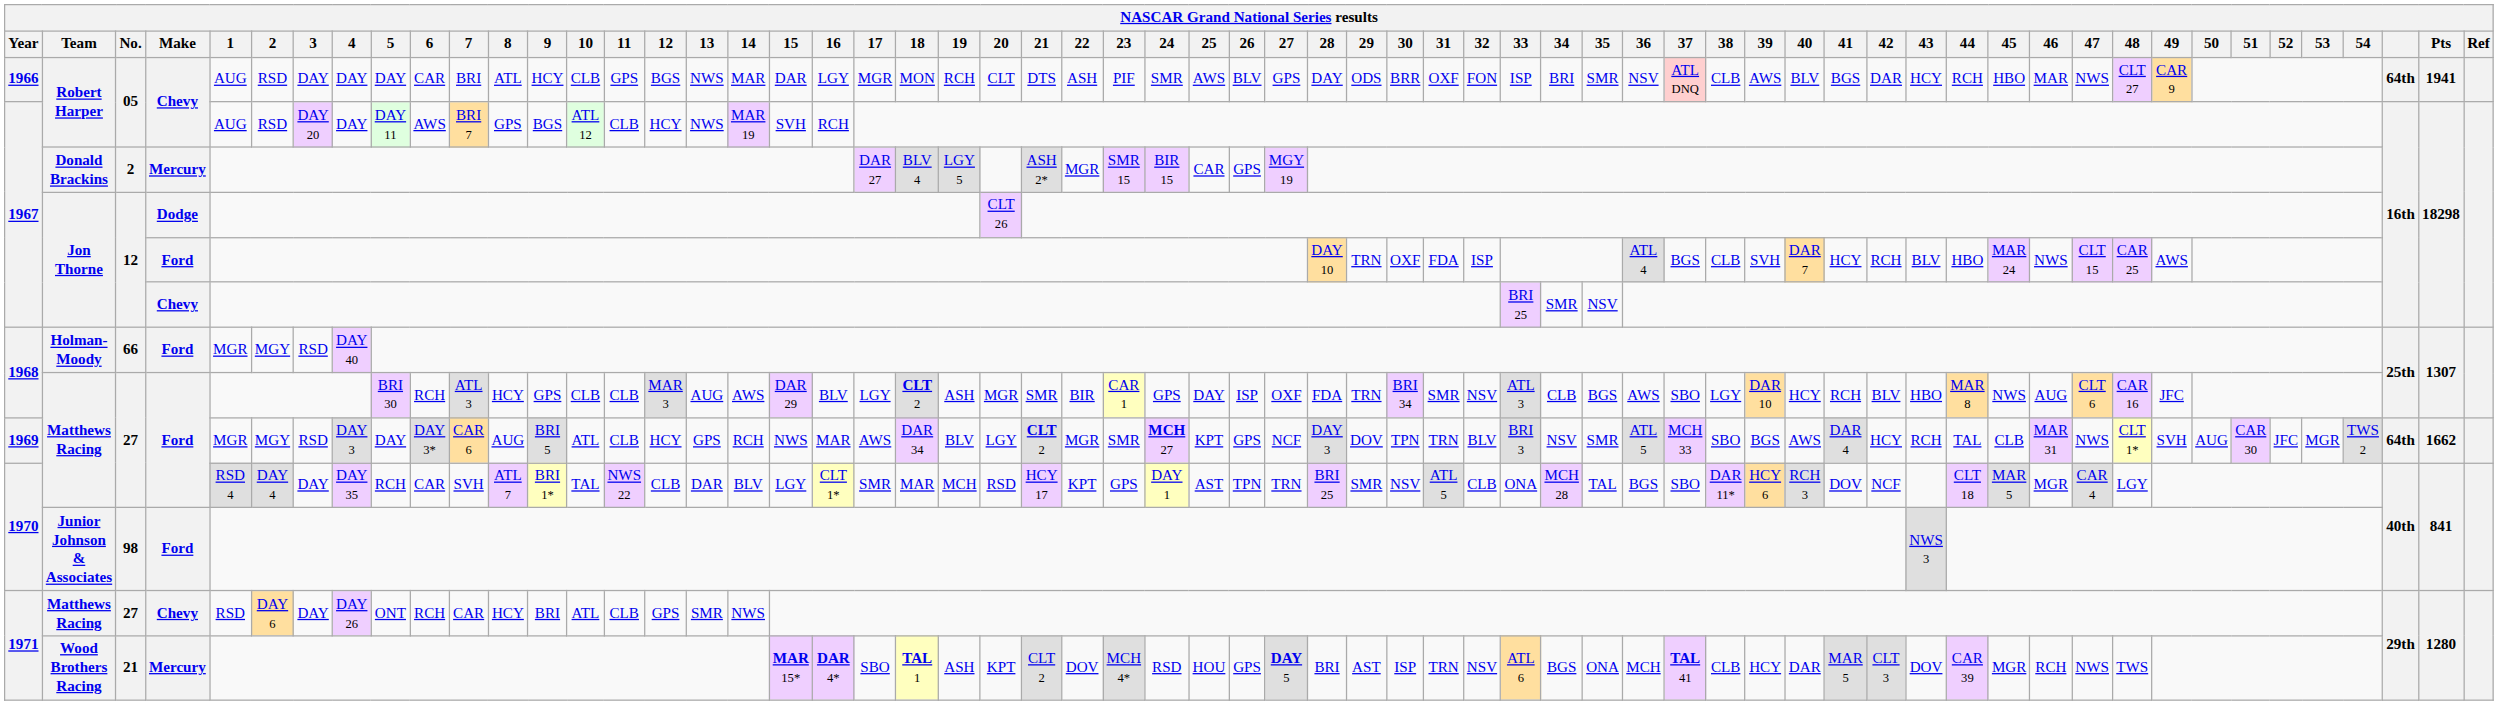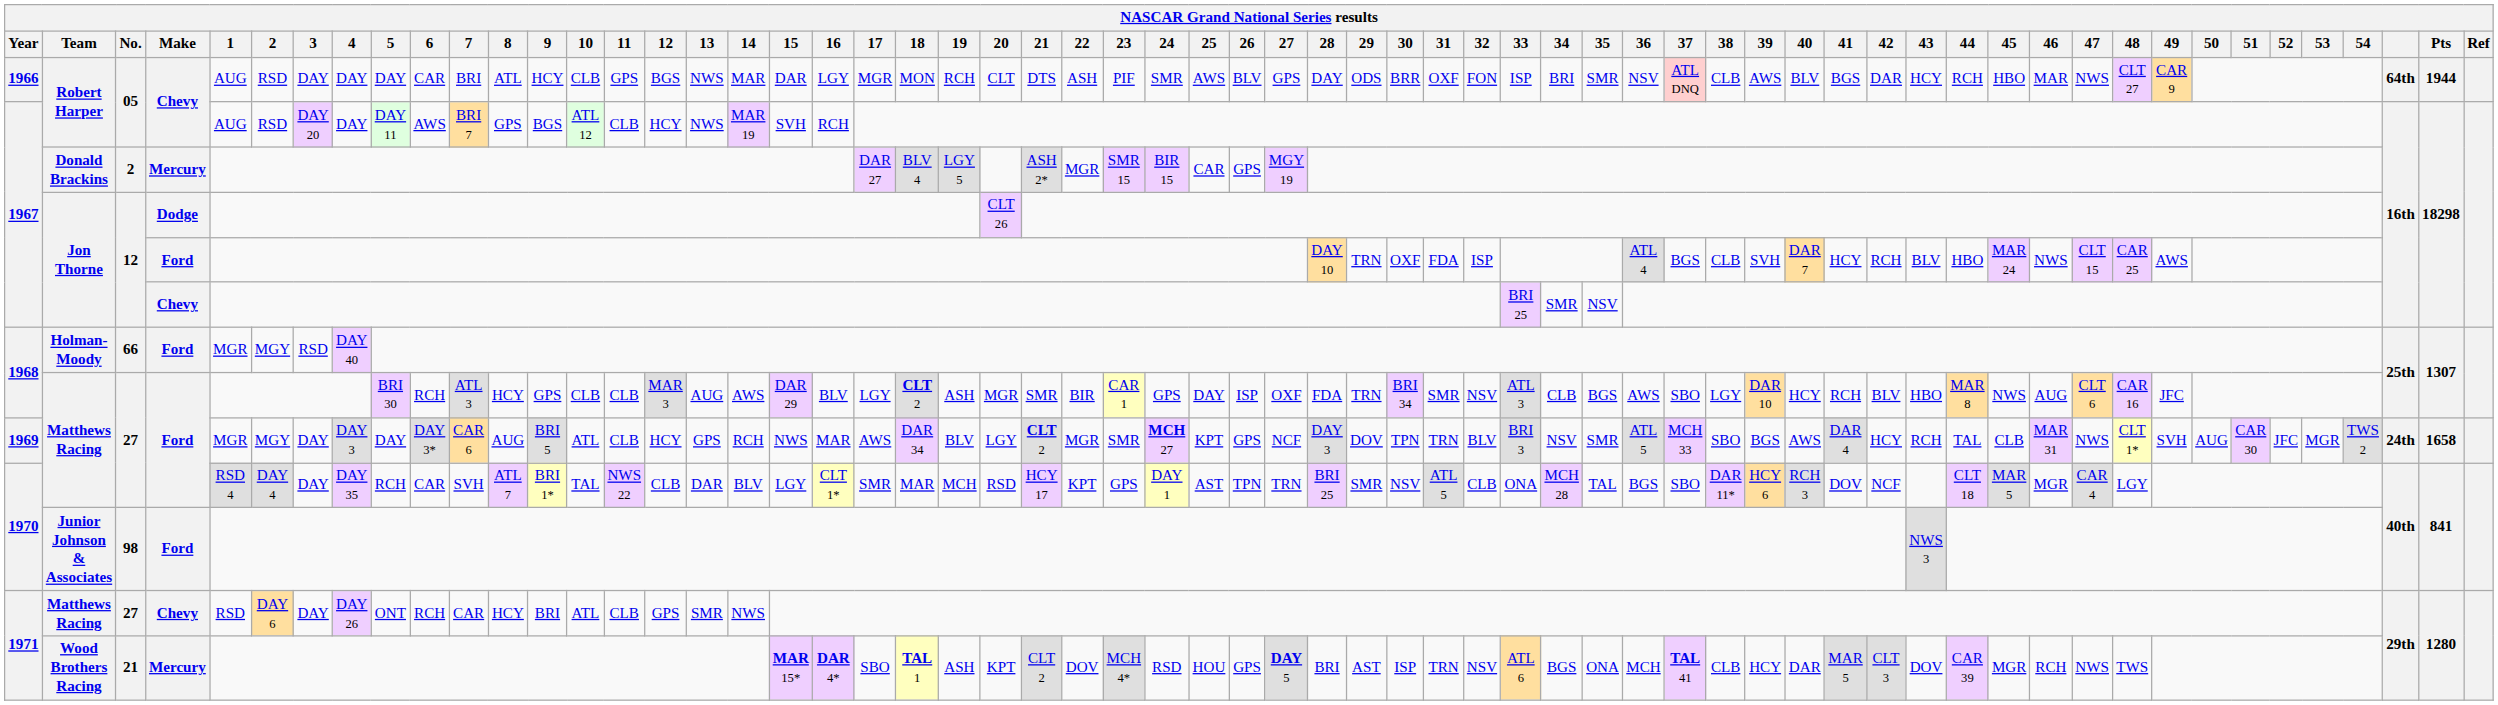(2441, 79) 1941 -> (2441, 79) 1944
(313, 440) RSD -> (313, 440) DAY
(2401, 440) 64th -> (2401, 440) 24th
(2441, 440) 1662 -> (2441, 440) 1658
